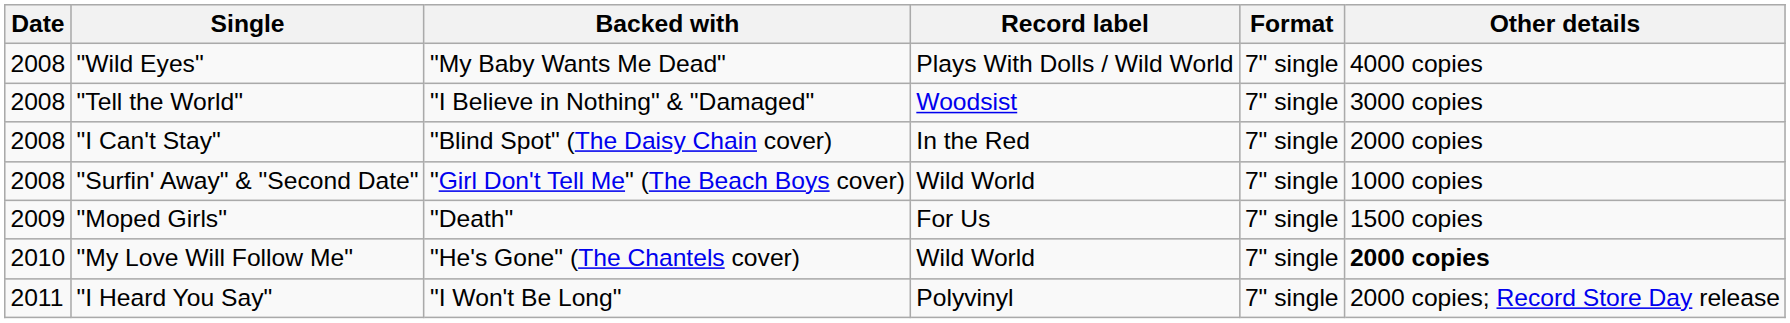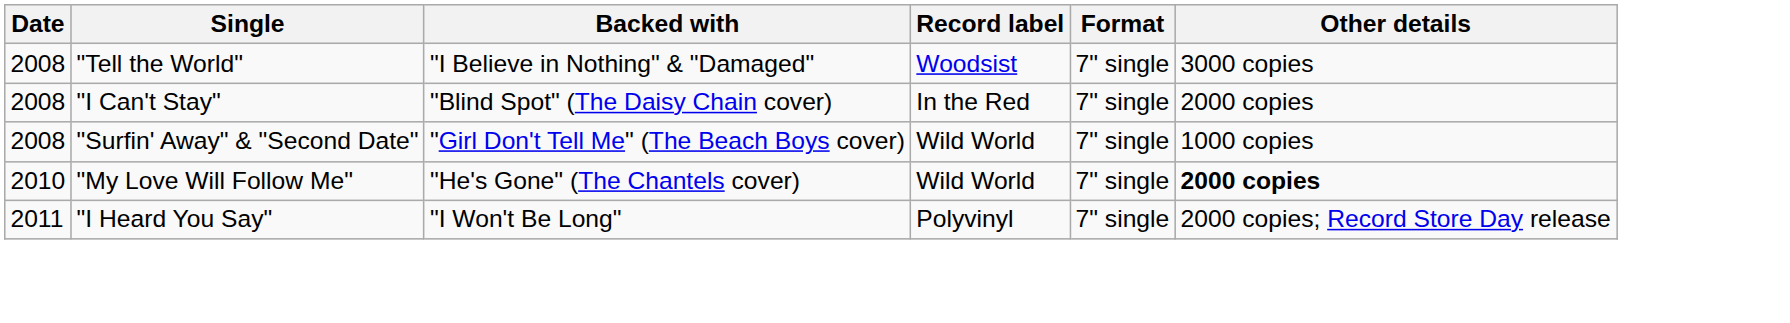- row: (140, 63)
- row: (152, 219)
